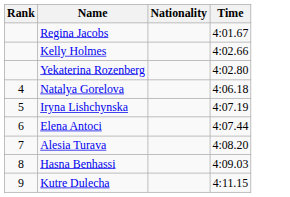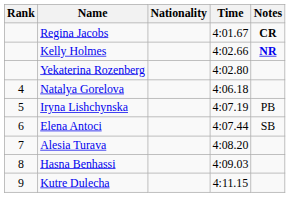+ column: (268, 13)
